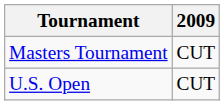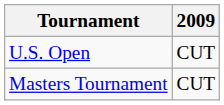rows swapped: (88, 52) <-> (50, 84)
